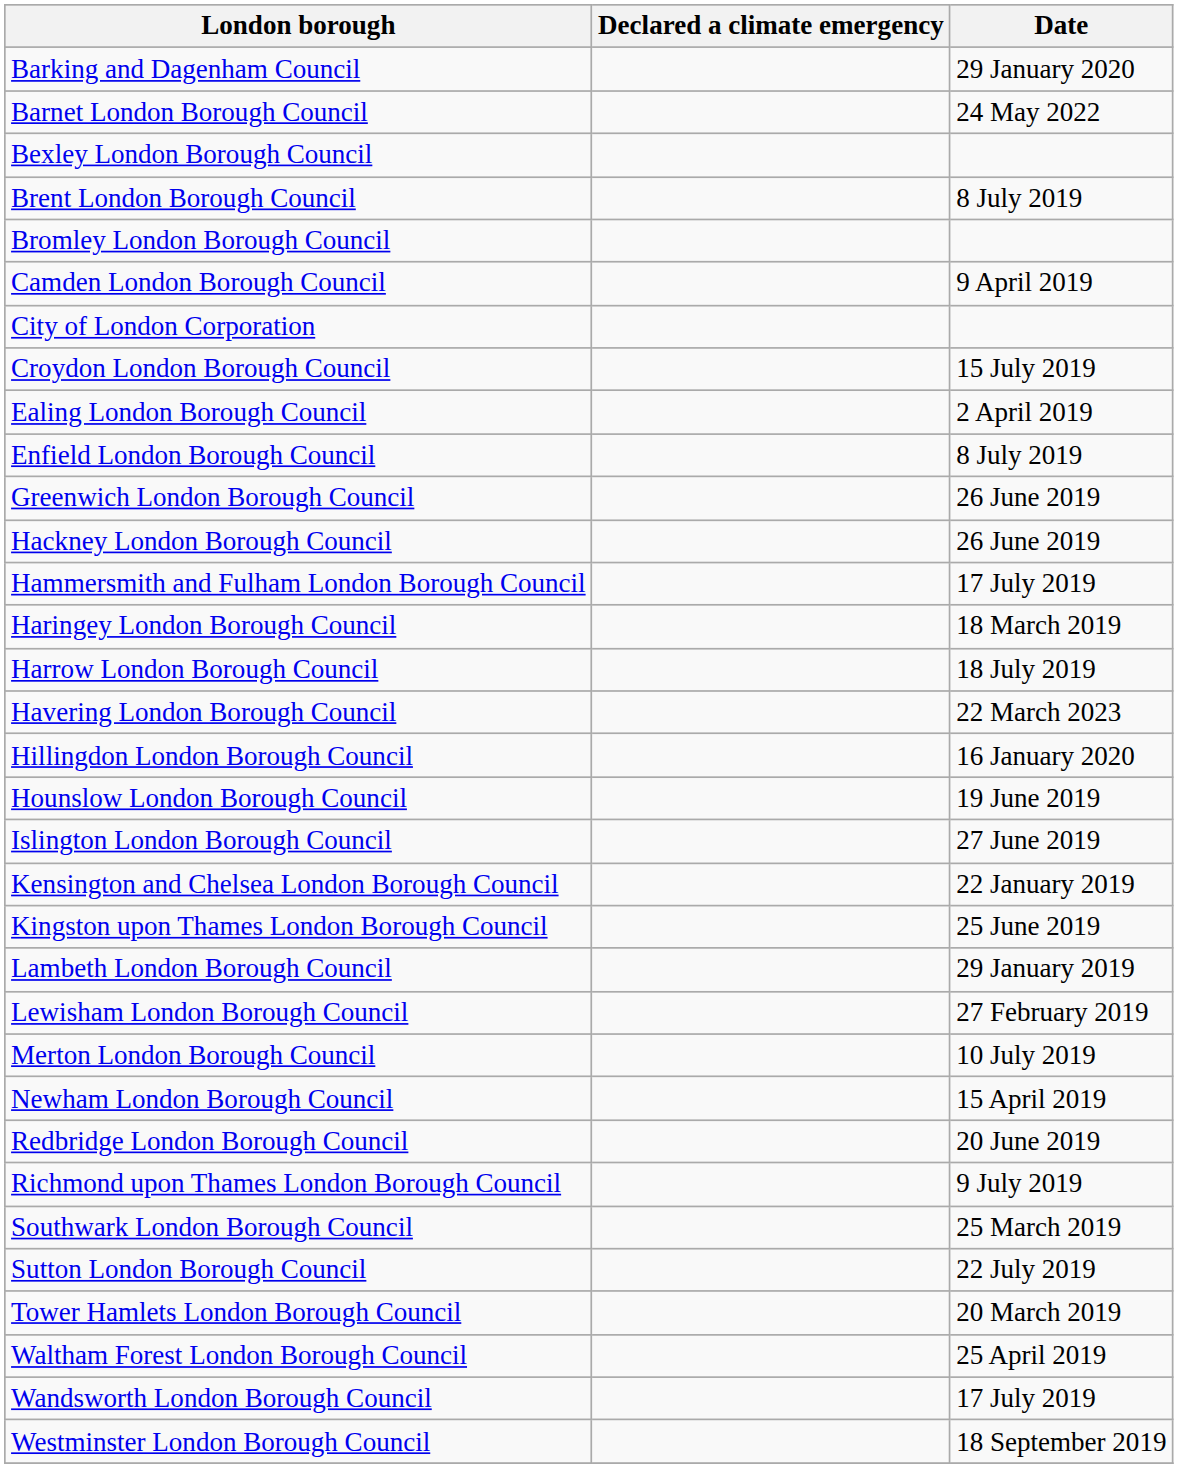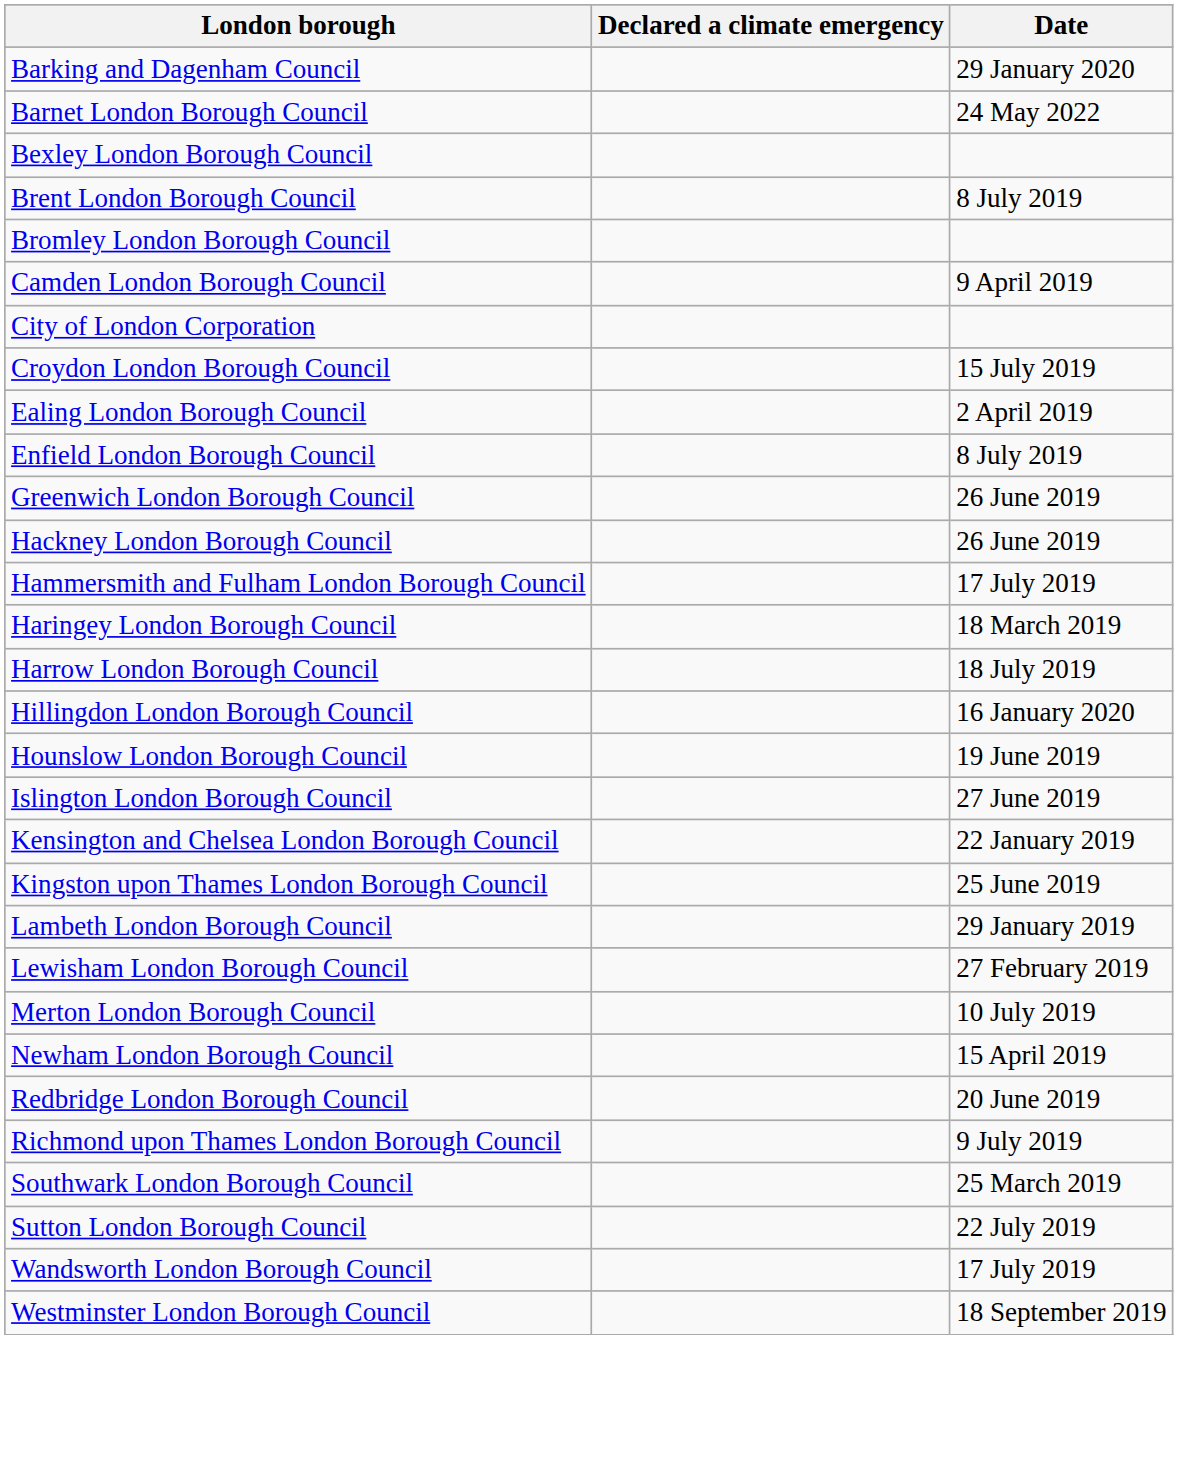- row: (204, 712)
- row: (236, 1312)
- row: (239, 1355)
